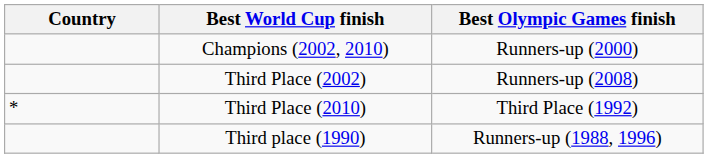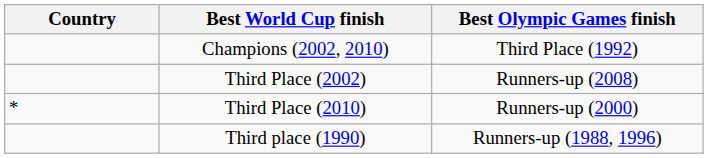(567, 49) Runners-up (2000) -> (567, 49) Third Place (1992)
(567, 108) Third Place (1992) -> (567, 108) Runners-up (2000)
